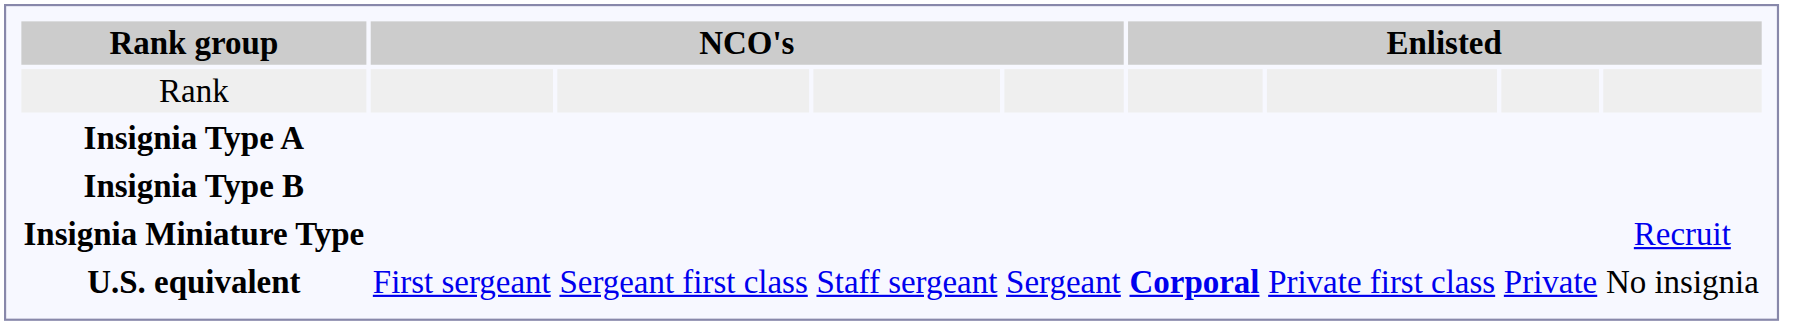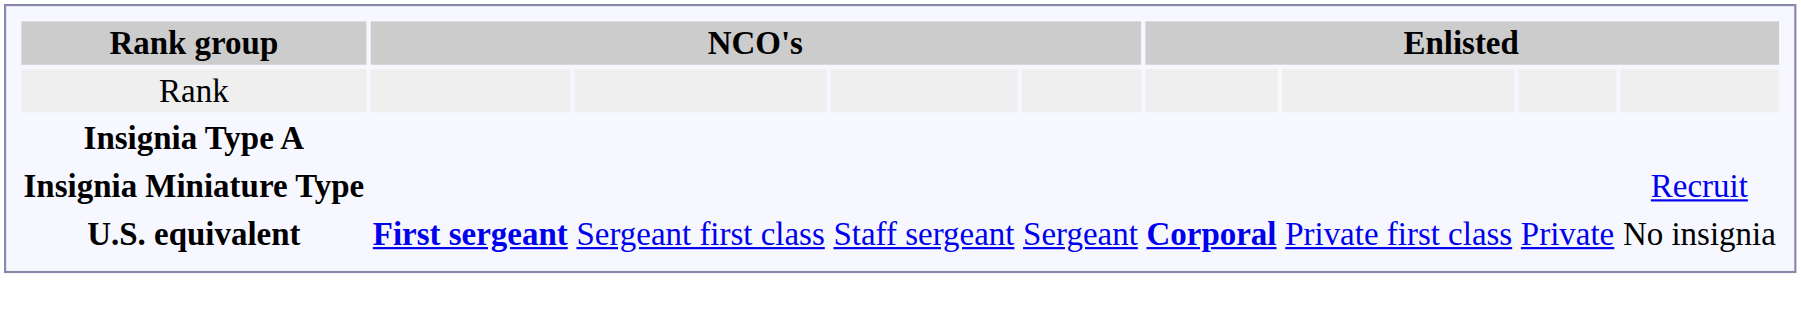- row: (194, 185)
(462, 281) normal -> (470, 233) bold
